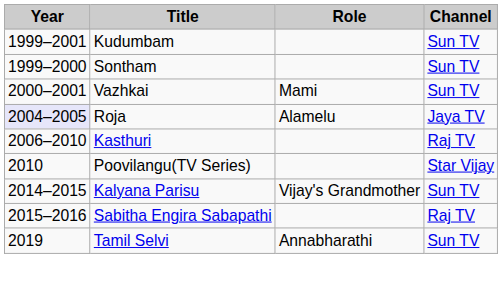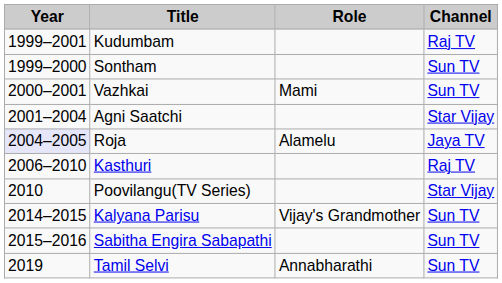(453, 41) Sun TV -> (451, 41) Raj TV
+ row: (138, 116)
(451, 215) Raj TV -> (453, 240) Sun TV
